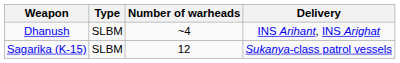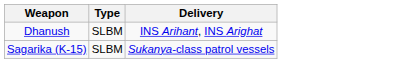- column: (184, 13)
